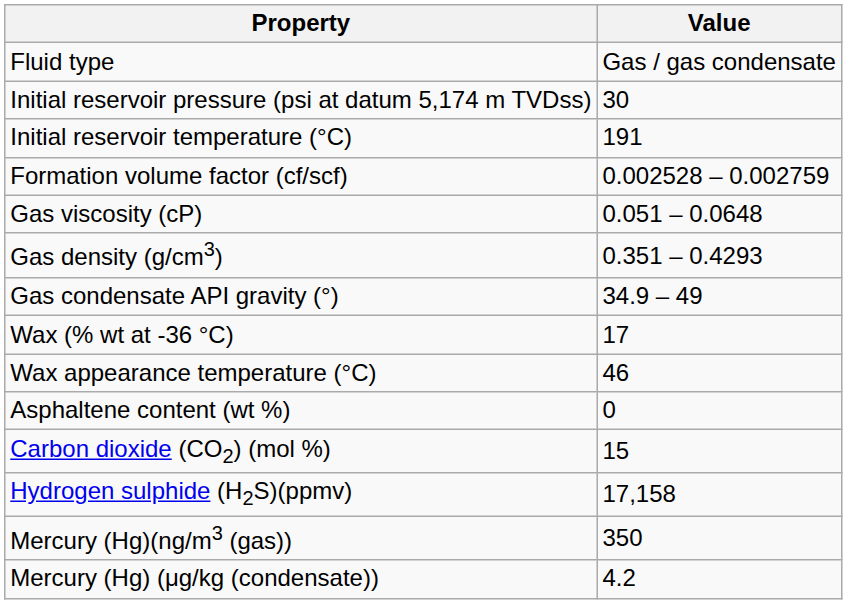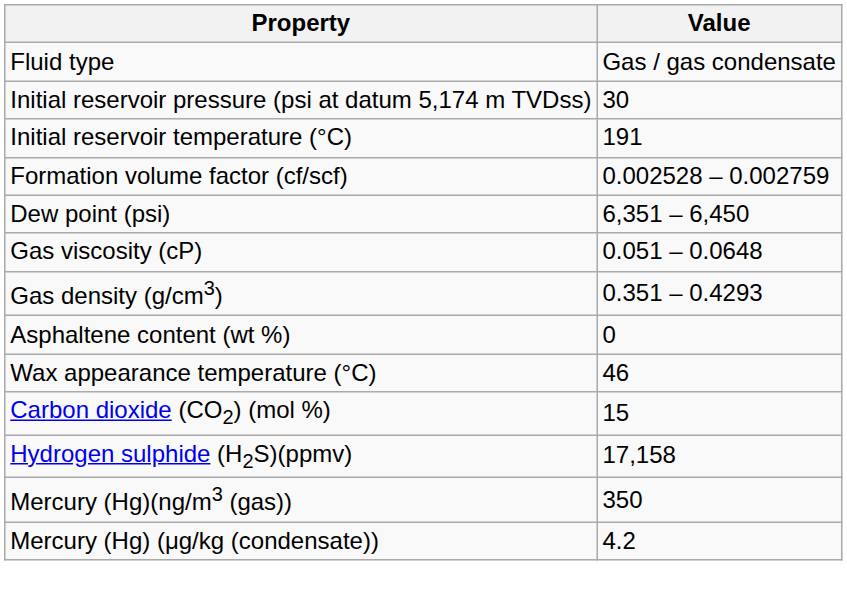+ row: (90, 213)
- row: (174, 296)
- row: (122, 334)
rows swapped: (193, 372) <-> (150, 410)
